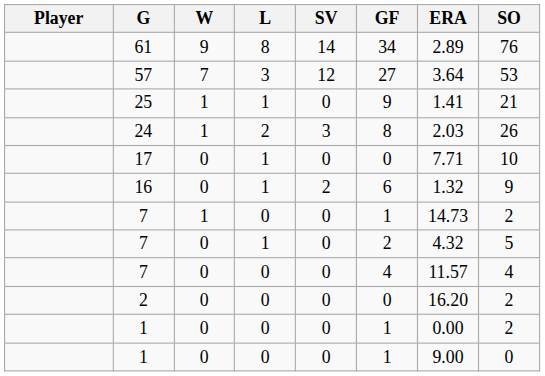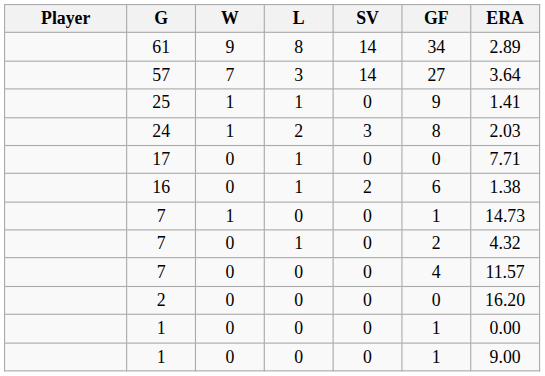- column: (509, 18)
(326, 74) 12 -> (368, 74) 14
(448, 187) 1.32 -> (505, 187) 1.38
